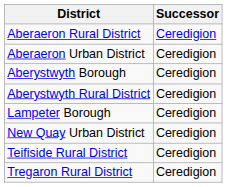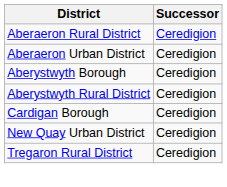+ row: (58, 113)
- row: (59, 113)
- row: (67, 152)
